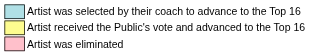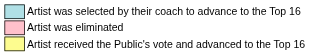rows swapped: (166, 28) <-> (75, 44)
